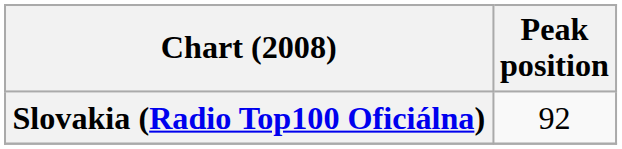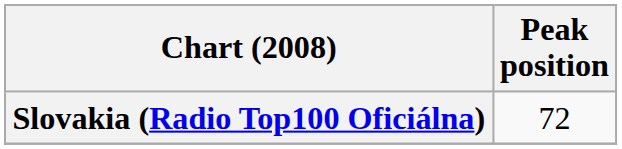(554, 117) 92 -> (554, 117) 72
